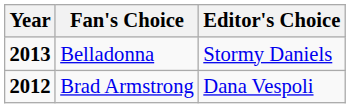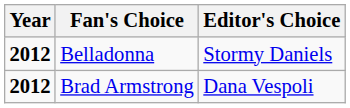(30, 53) 2013 -> (30, 53) 2012
